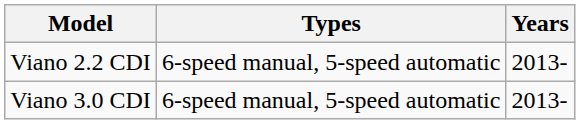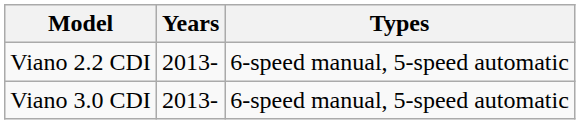columns swapped: (540, 23) <-> (331, 23)
